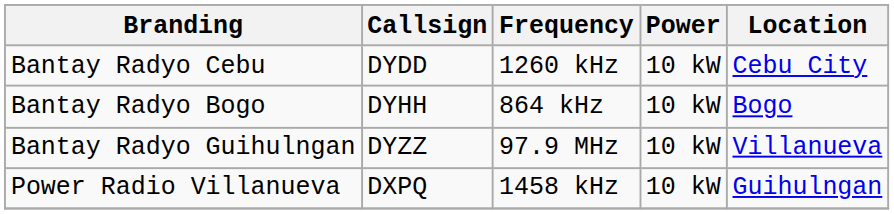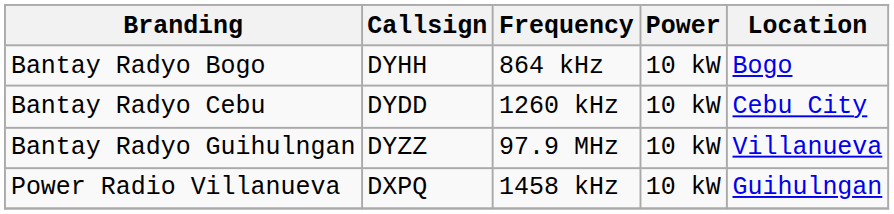rows swapped: (138, 66) <-> (138, 107)
